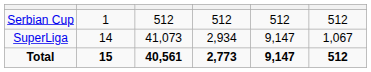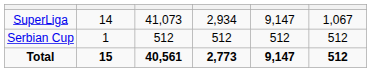rows swapped: (40, 38) <-> (40, 19)
